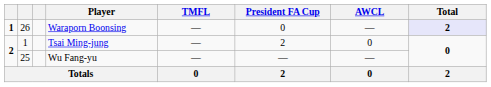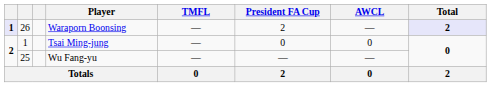(11, 27) no background -> (11, 27) lavender background
(283, 27) 0 -> (283, 27) 2
(283, 43) 2 -> (283, 43) 0
